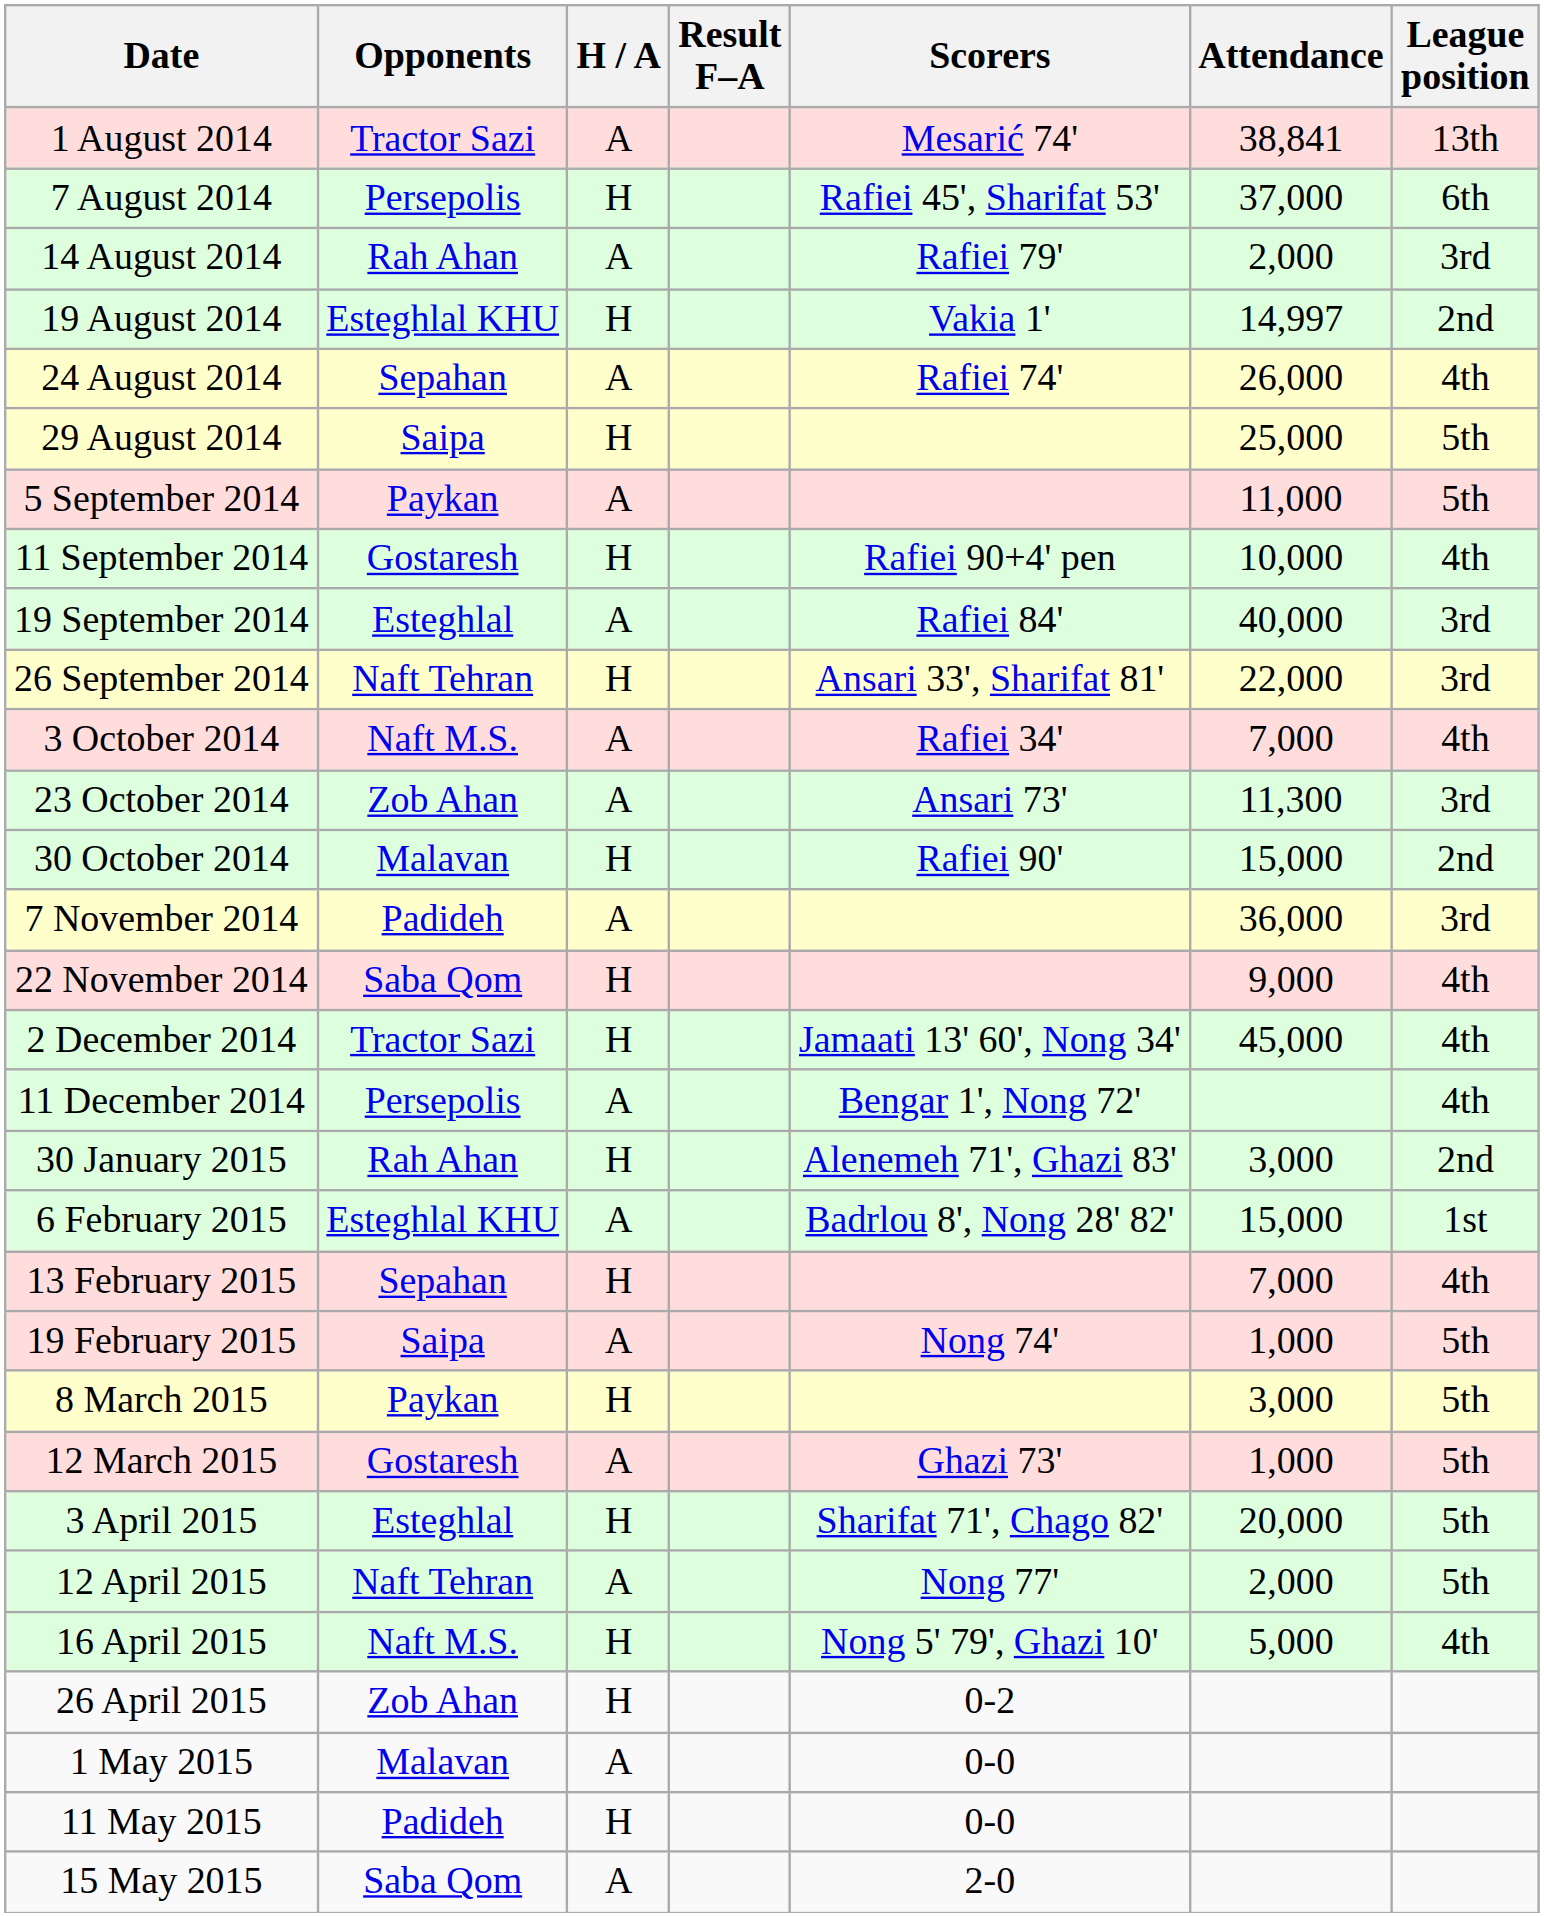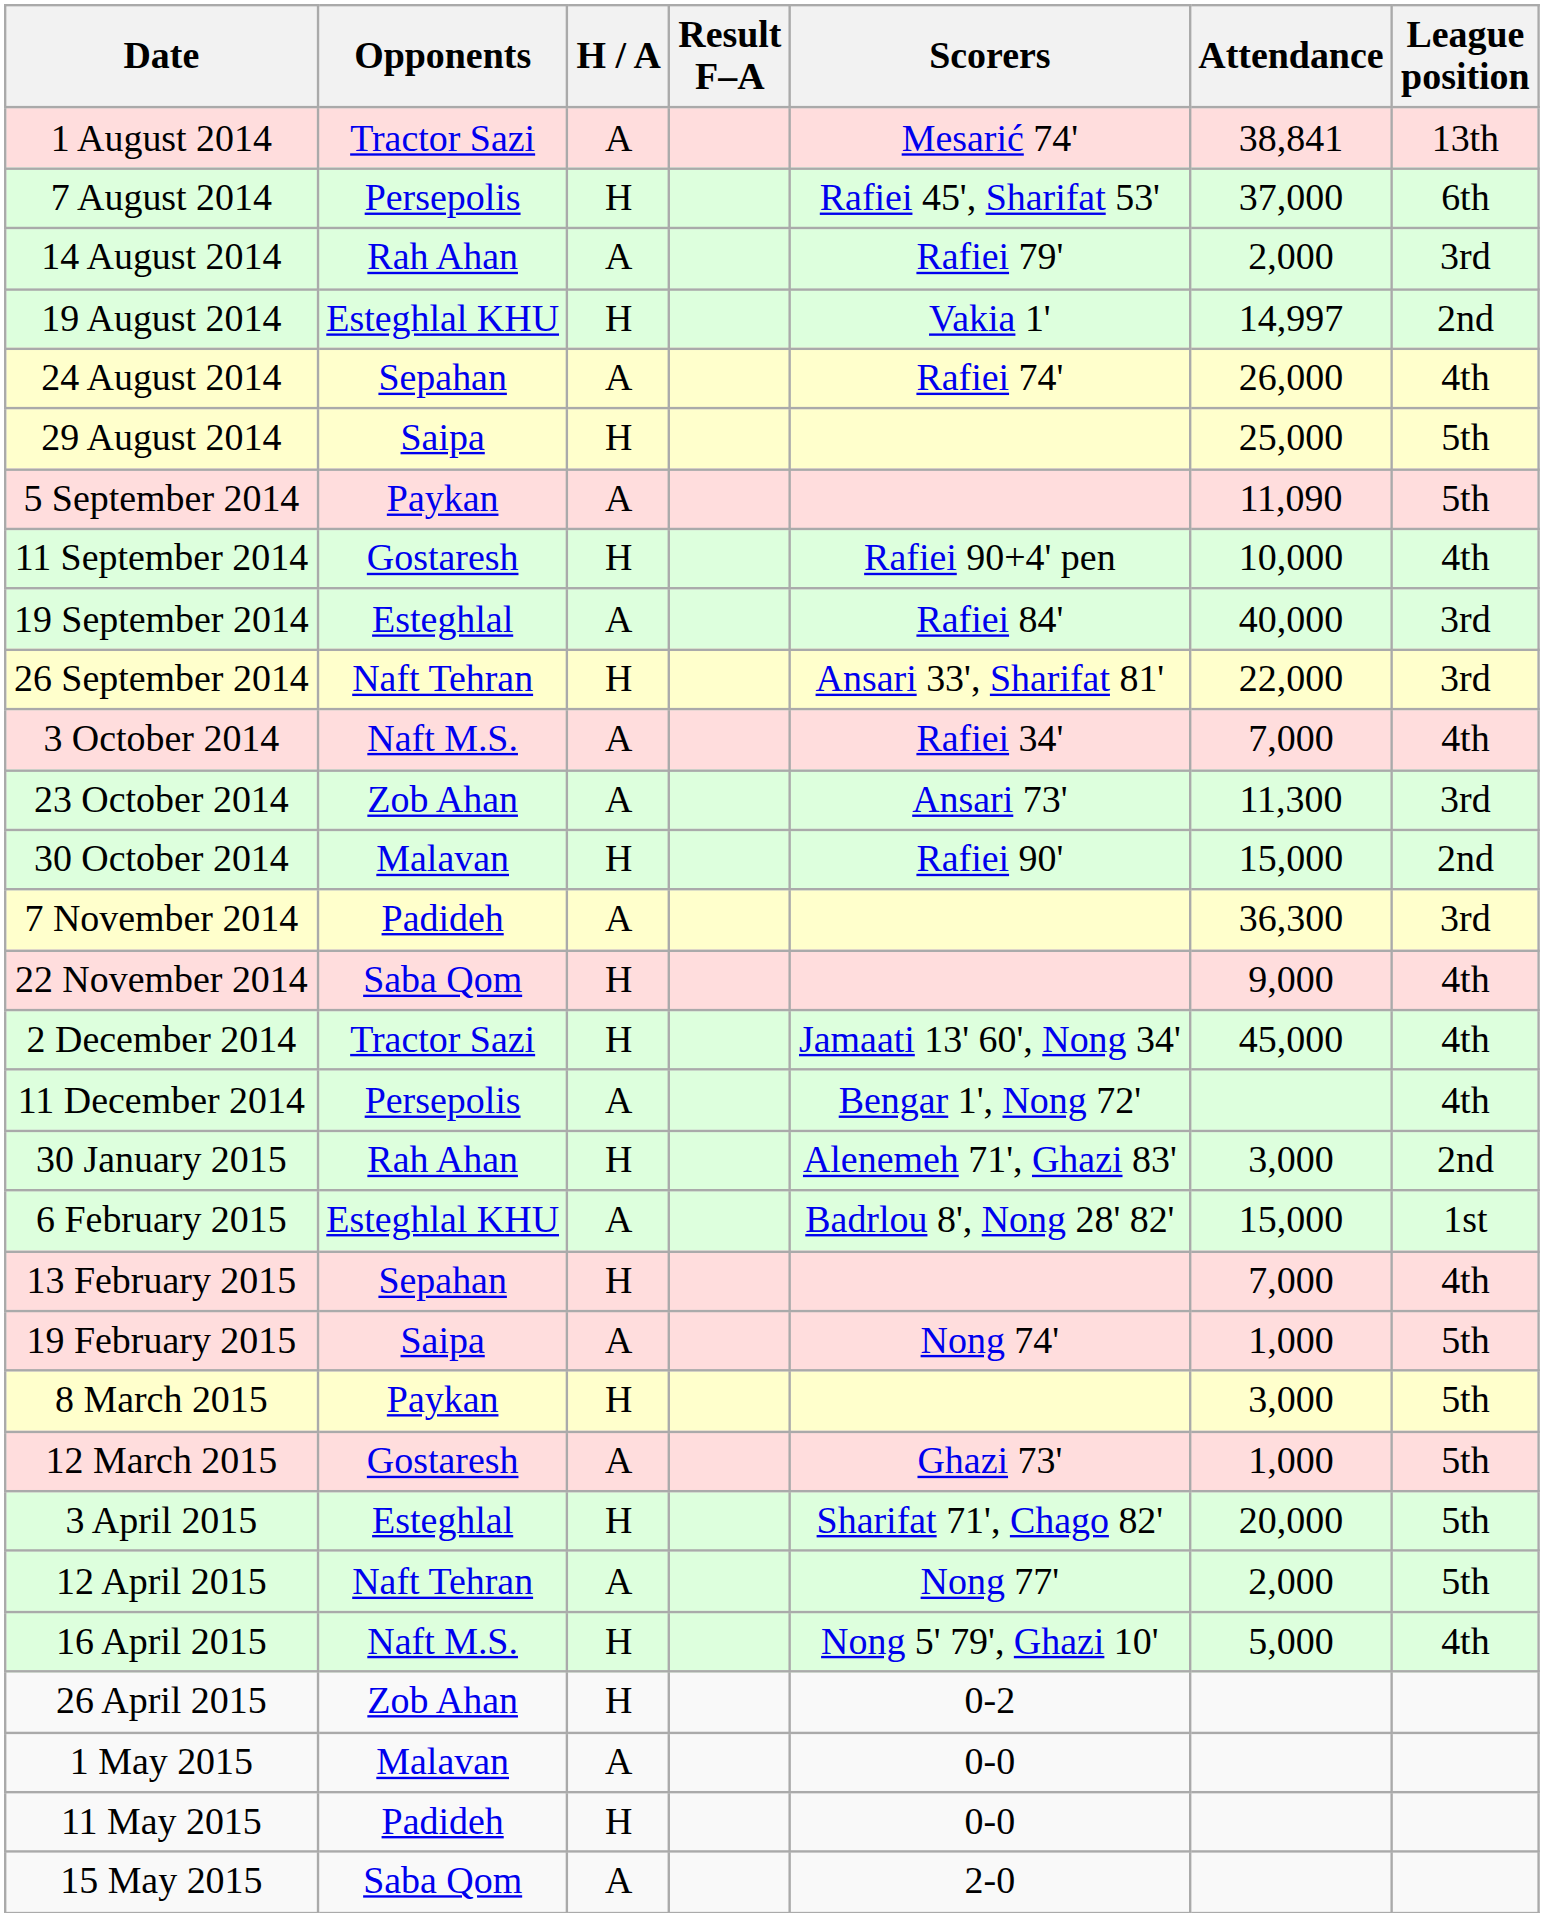(1291, 498) 11,000 -> (1291, 498) 11,090
(1291, 919) 36,000 -> (1291, 919) 36,300
